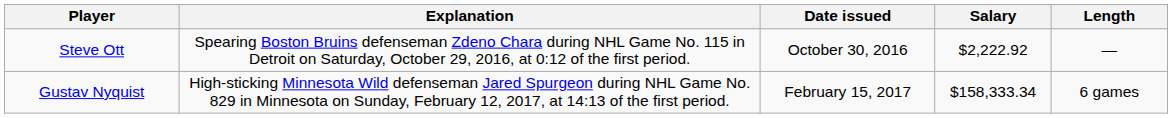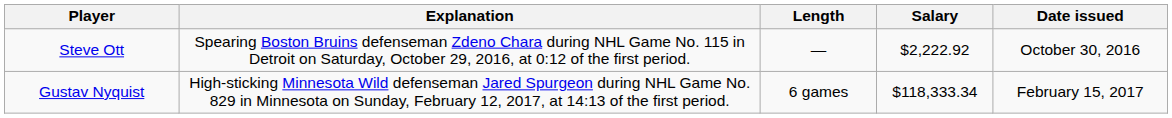columns swapped: (1109, 16) <-> (848, 16)
(993, 92) $158,333.34 -> (935, 92) $118,333.34
